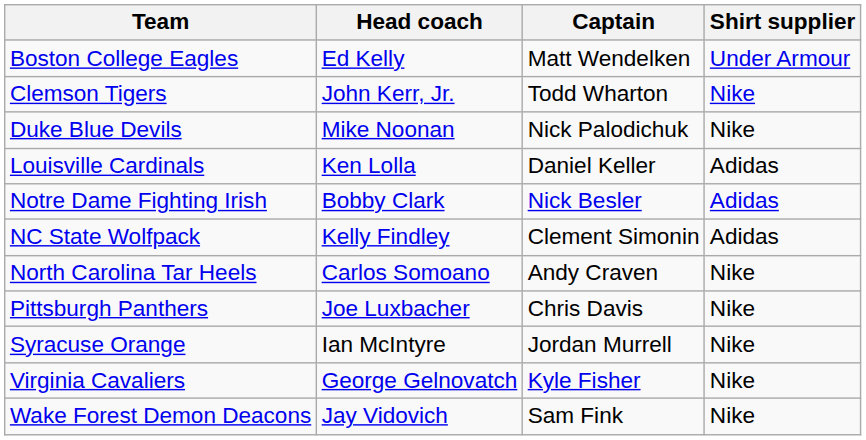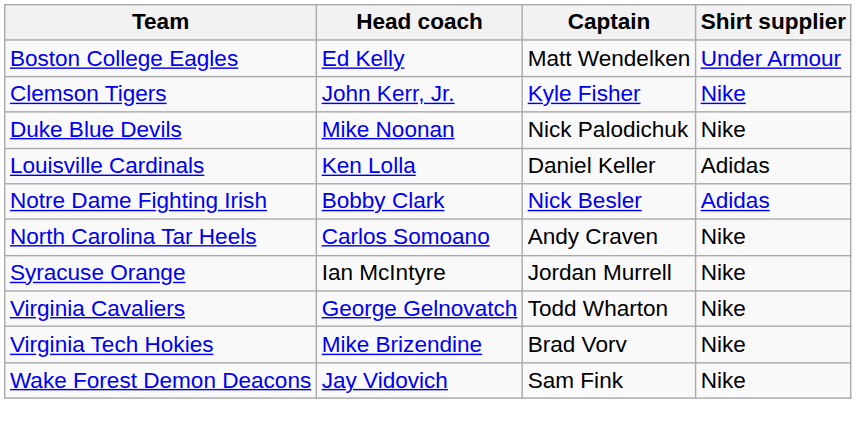(598, 93) Todd Wharton -> (584, 93) Kyle Fisher
- row: (105, 237)
- row: (109, 308)
(584, 380) Kyle Fisher -> (598, 308) Todd Wharton
+ row: (112, 344)
